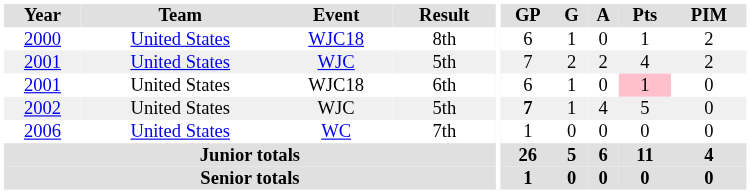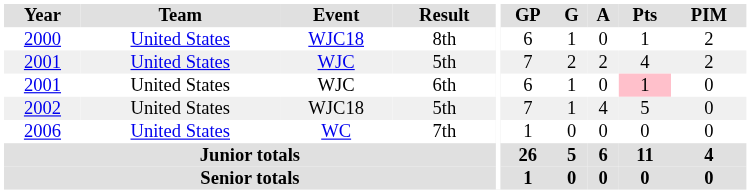(336, 85) WJC18 -> (336, 85) WJC
(336, 108) WJC -> (336, 108) WJC18
(528, 108) bold -> (528, 108) normal
